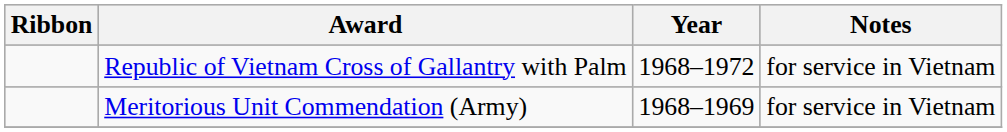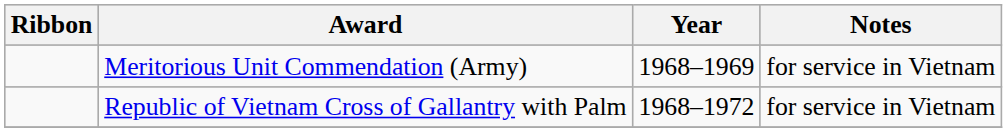rows swapped: (316, 106) <-> (365, 65)
